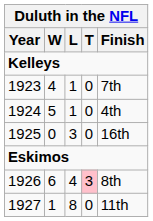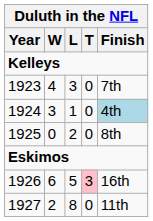(73, 87) 1 -> (73, 87) 3
(52, 110) 5 -> (52, 110) 3
(111, 110) no background -> (111, 110) lightblue background
(73, 134) 3 -> (73, 134) 2
(115, 134) 16th -> (111, 134) 8th
(73, 181) 4 -> (73, 181) 5
(111, 181) 8th -> (115, 181) 16th
(52, 205) 1 -> (52, 205) 2
